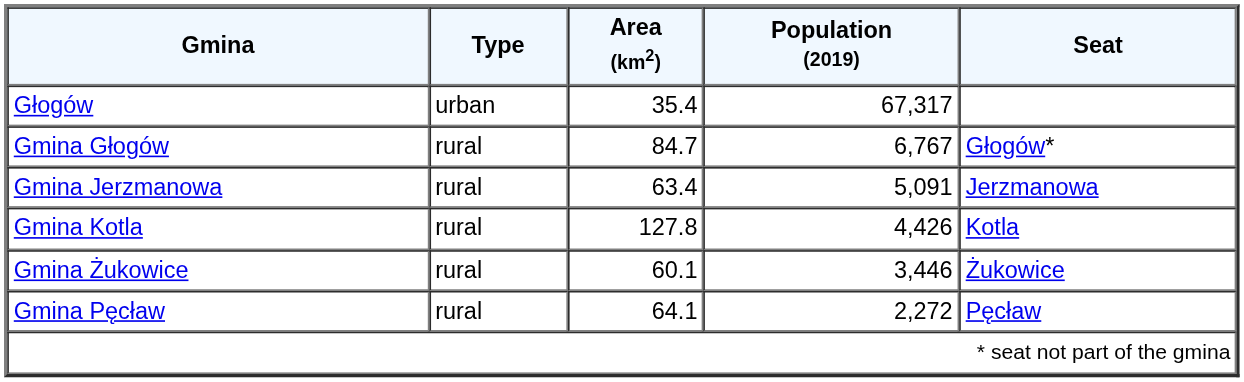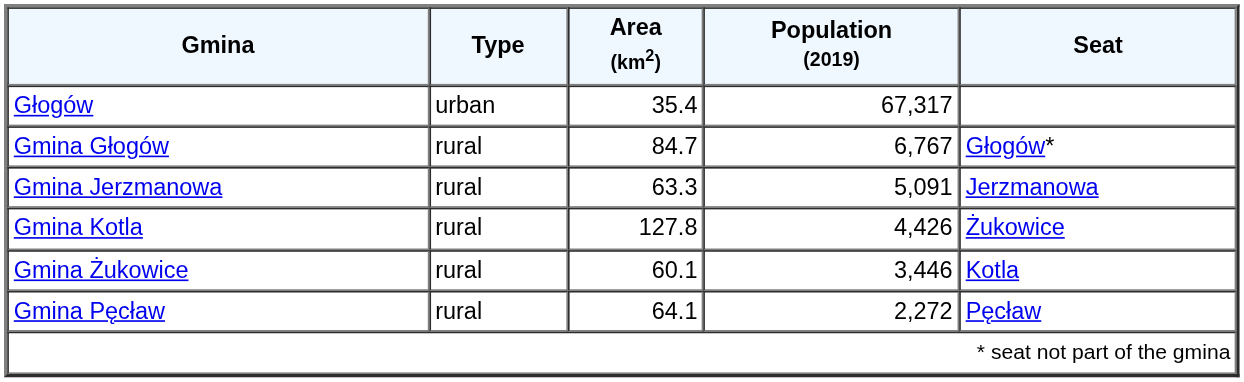(675, 187) 63.4 -> (675, 187) 63.3
(992, 228) Kotla -> (1015, 228) Żukowice
(1015, 269) Żukowice -> (992, 269) Kotla
